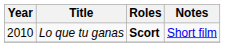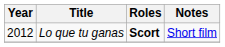(20, 32) 2010 -> (20, 32) 2012
